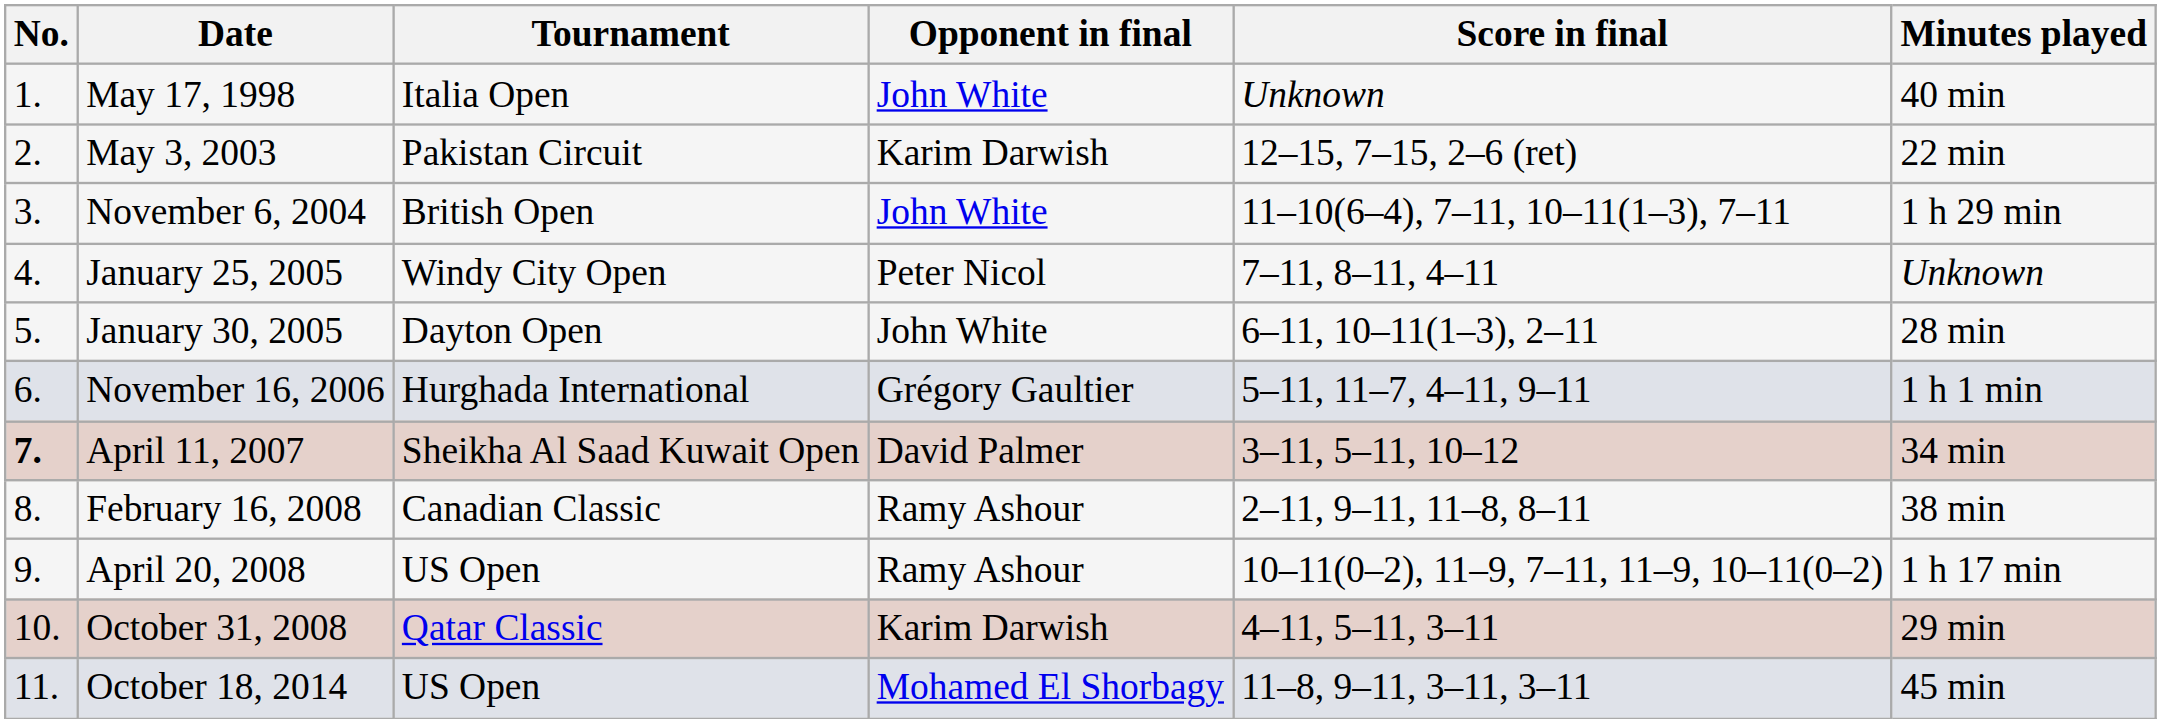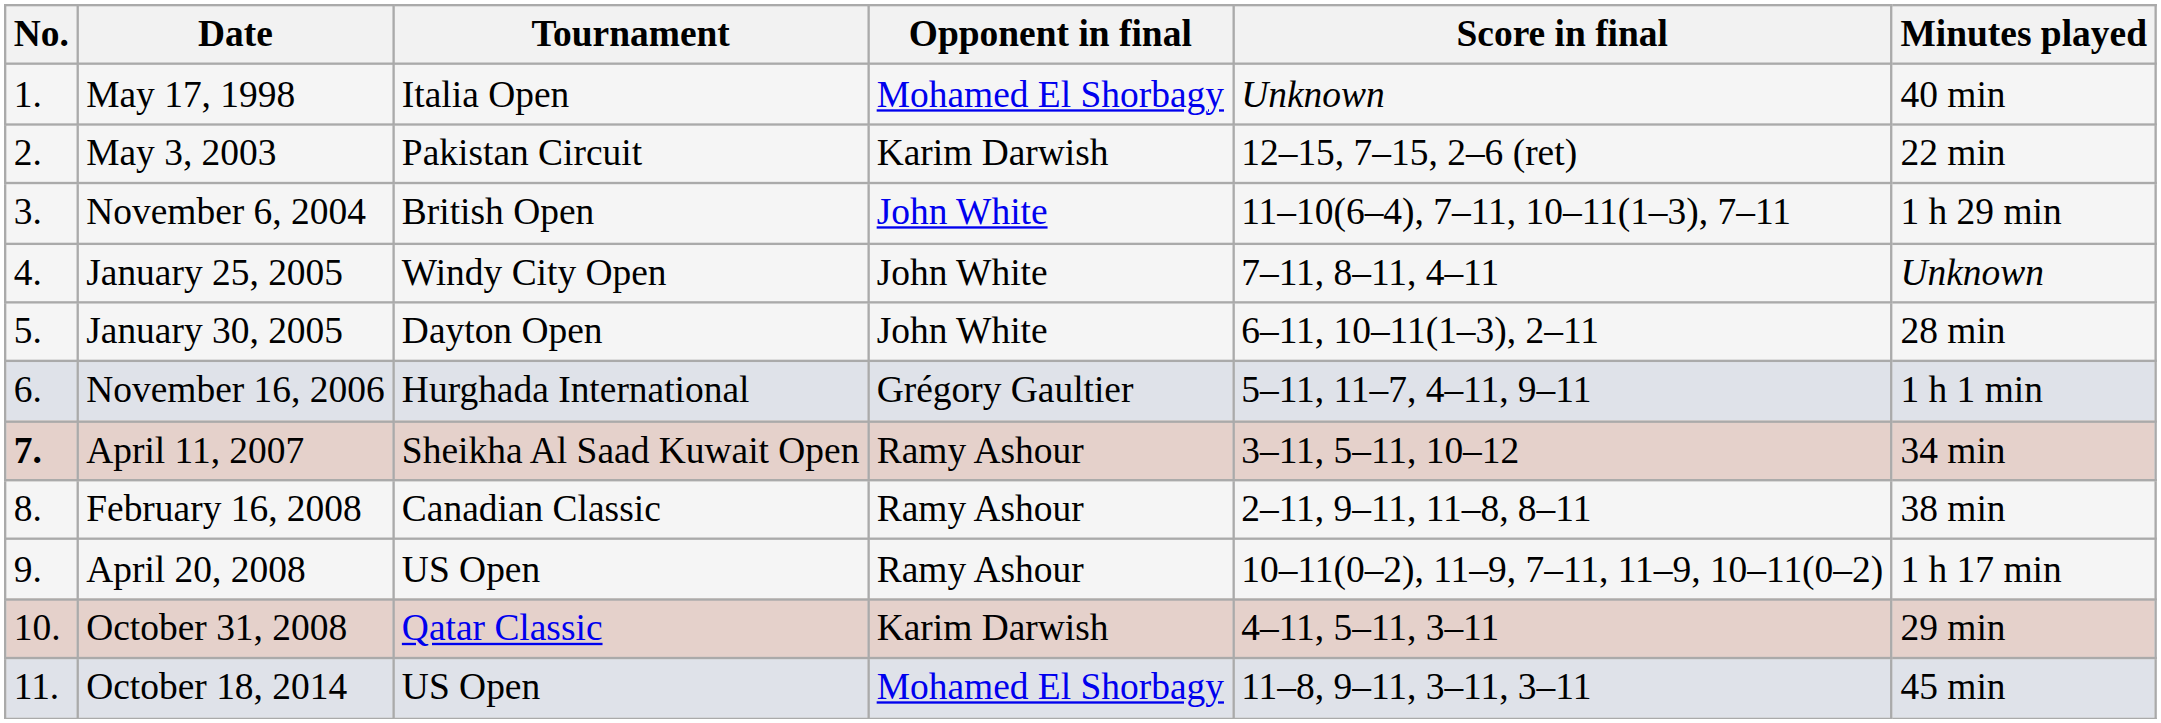(962, 93) John White -> (1050, 93) Mohamed El Shorbagy
(961, 271) Peter Nicol -> (962, 271) John White
(980, 449) David Palmer -> (980, 449) Ramy Ashour
